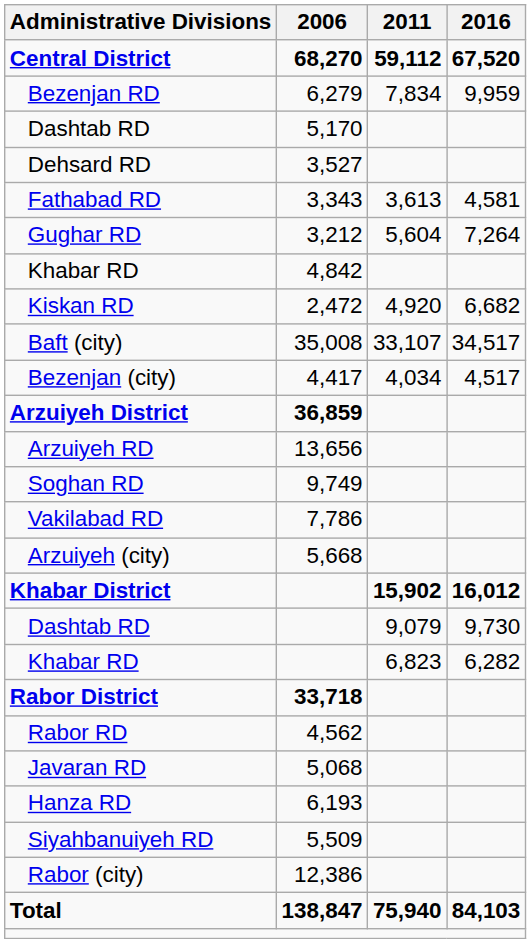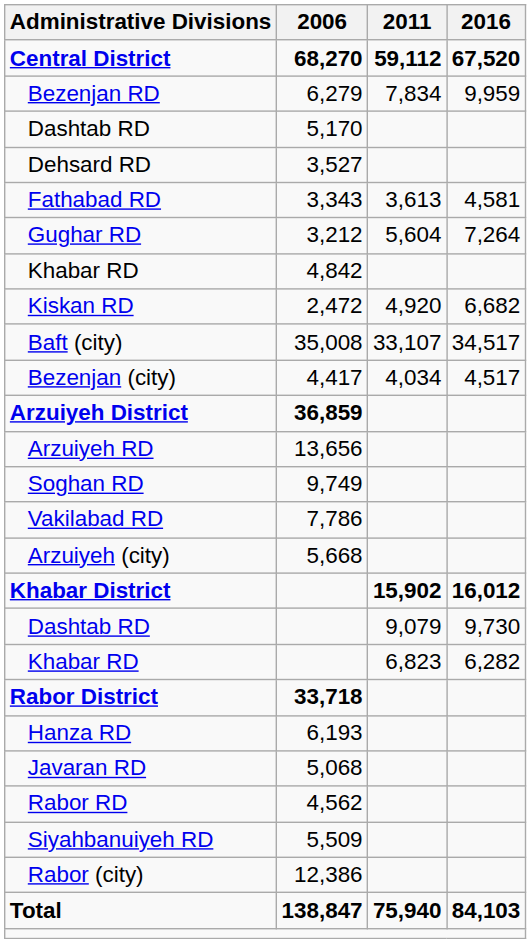rows swapped: (79, 803) <-> (78, 732)
